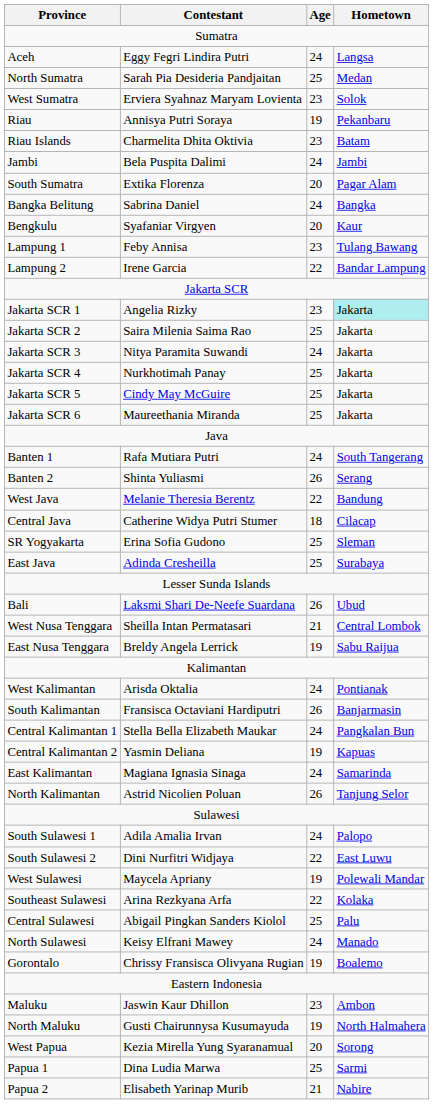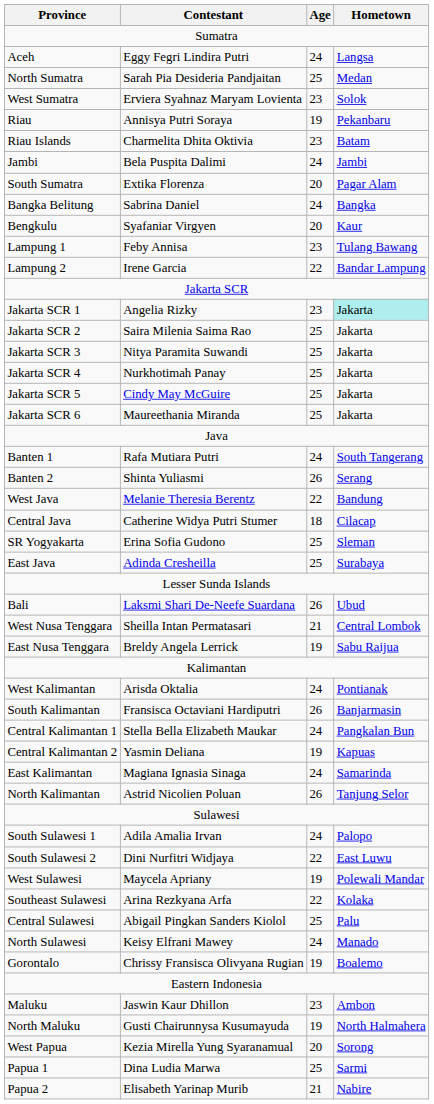(316, 352) 24 -> (316, 352) 25
